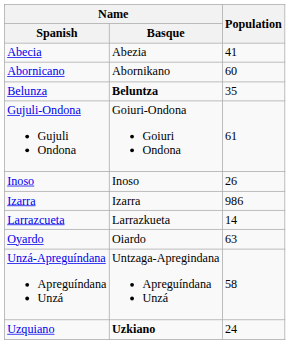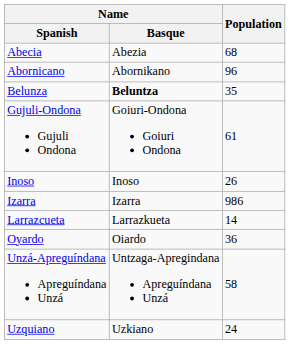(231, 52) 41 -> (231, 52) 68
(231, 71) 60 -> (231, 71) 96
(231, 239) 63 -> (231, 239) 36
(134, 329) bold -> (133, 329) normal
